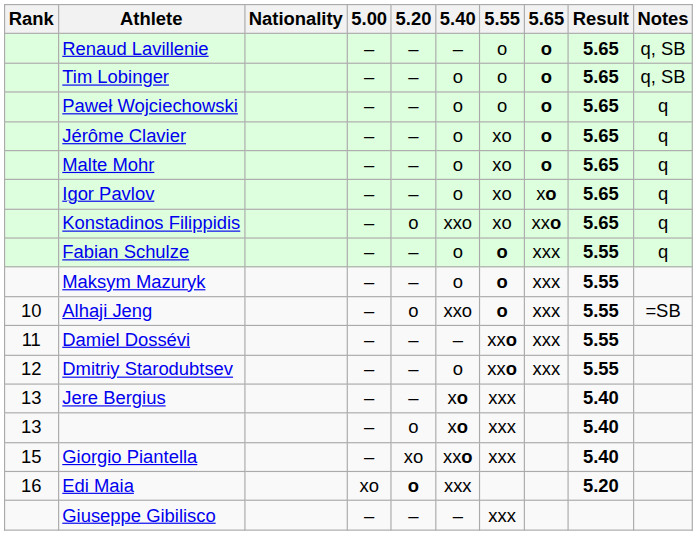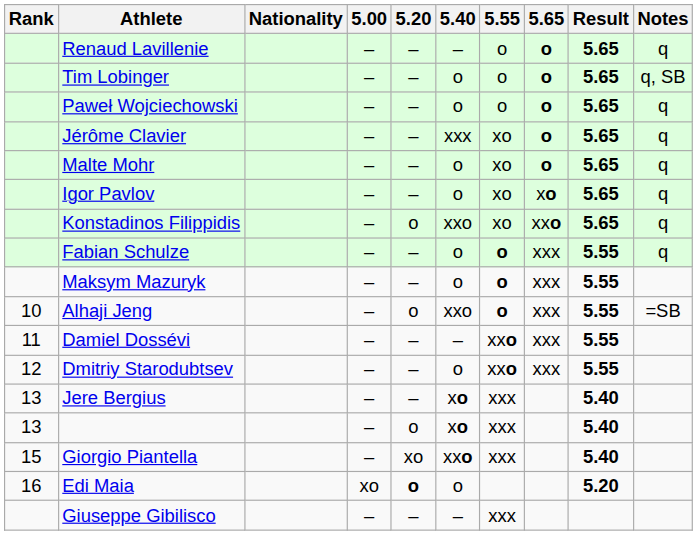(663, 48) q, SB -> (663, 48) q
(458, 135) o -> (458, 135) xxx
(458, 485) xxx -> (458, 485) o
